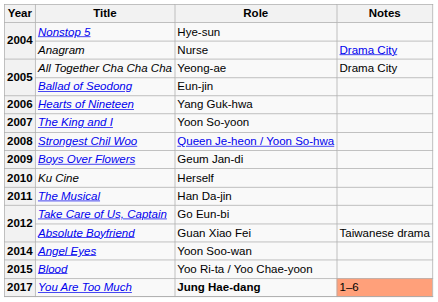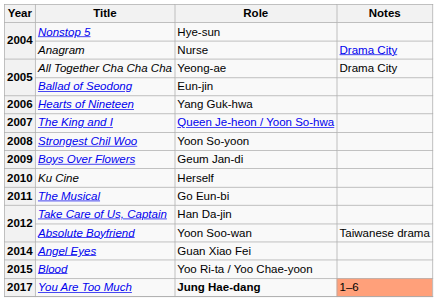(213, 123) Yoon So-yoon -> (256, 123) Queen Je-heon / Yoon So-hwa
(256, 141) Queen Je-heon / Yoon So-hwa -> (213, 141) Yoon So-yoon
(205, 196) Han Da-jin -> (203, 196) Go Eun-bi
(203, 214) Go Eun-bi -> (205, 214) Han Da-jin
(214, 232) Guan Xiao Fei -> (215, 232) Yoon Soo-wan
(215, 251) Yoon Soo-wan -> (214, 251) Guan Xiao Fei
